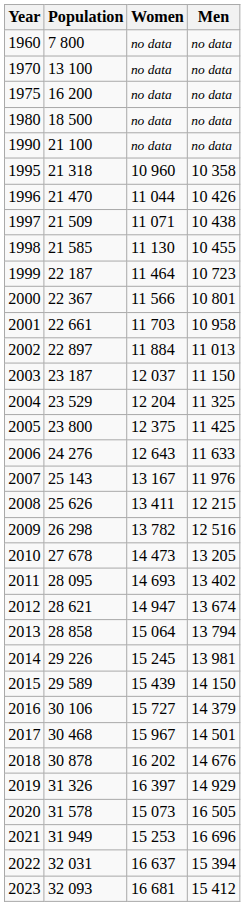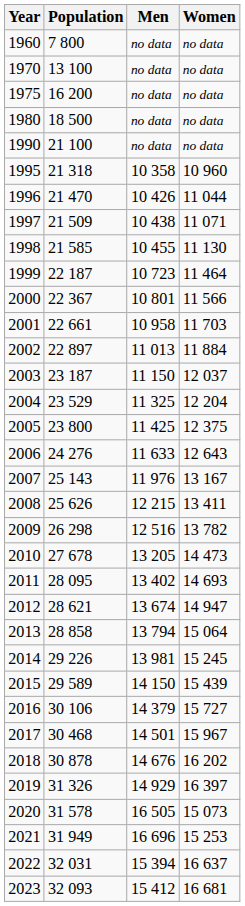columns swapped: (214, 17) <-> (157, 17)
